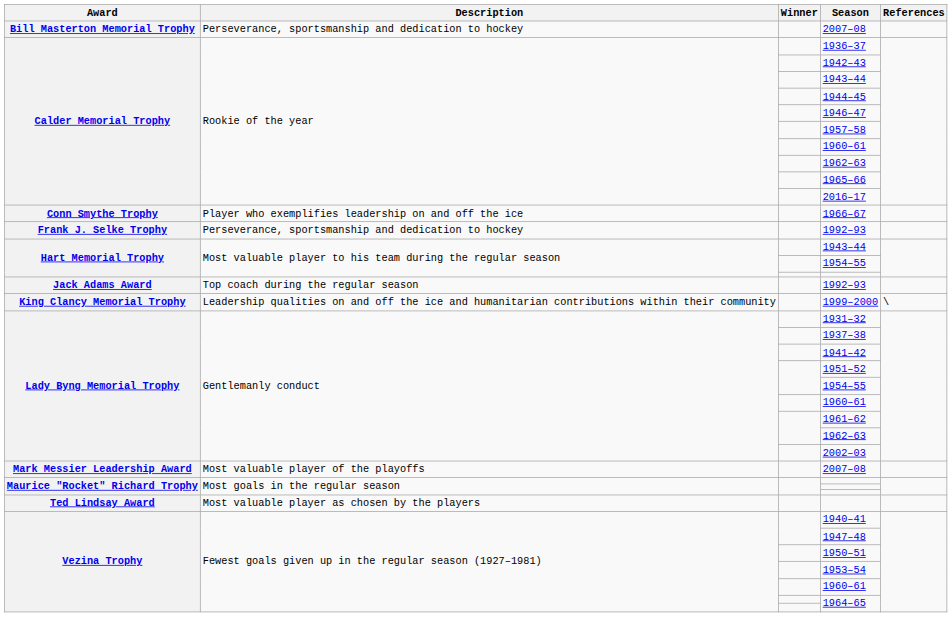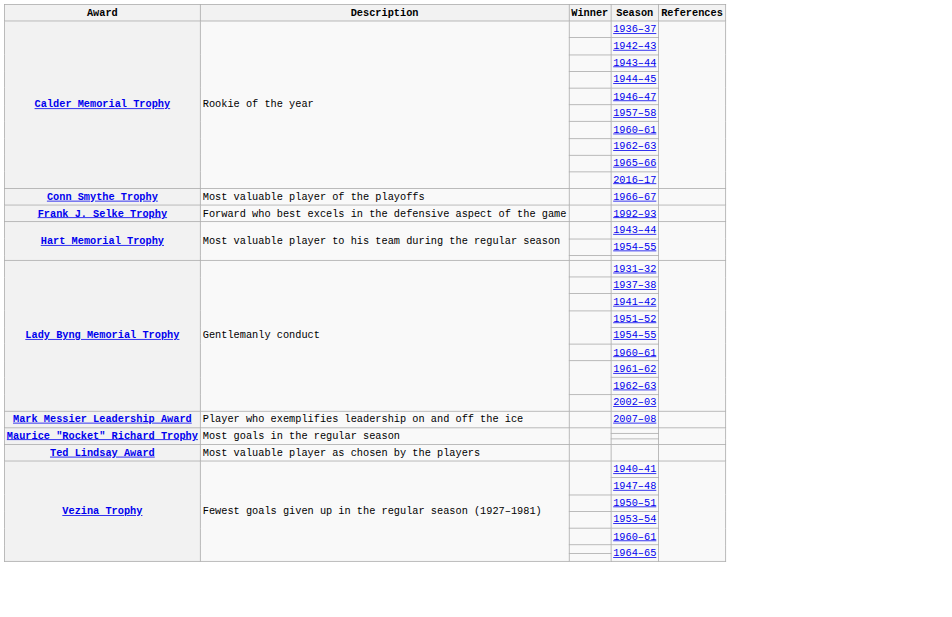- row: (102, 30)
(363, 214) Player who exemplifies leadership on and off the ice -> (314, 197) Most valuable player of the playoffs
(363, 230) Perseverance, sportsmanship and dedication to hockey -> (385, 214) Forward who best excels in the defensive aspect of the game
- row: (102, 285)
- row: (102, 302)
(314, 470) Most valuable player of the playoffs -> (363, 419) Player who exemplifies leadership on and off the ice
